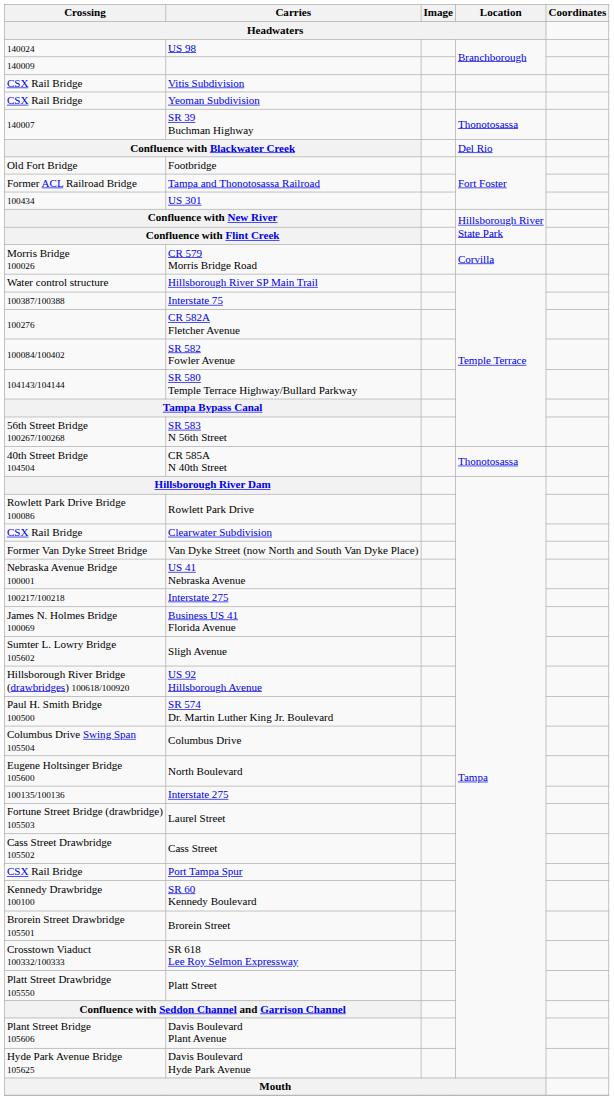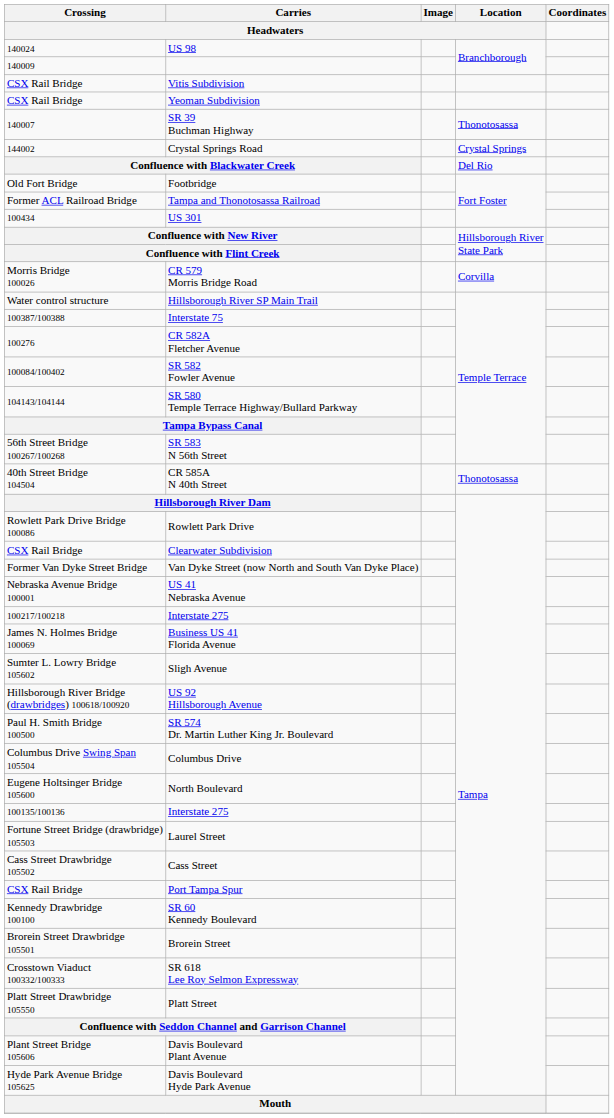+ row: (21, 148)
